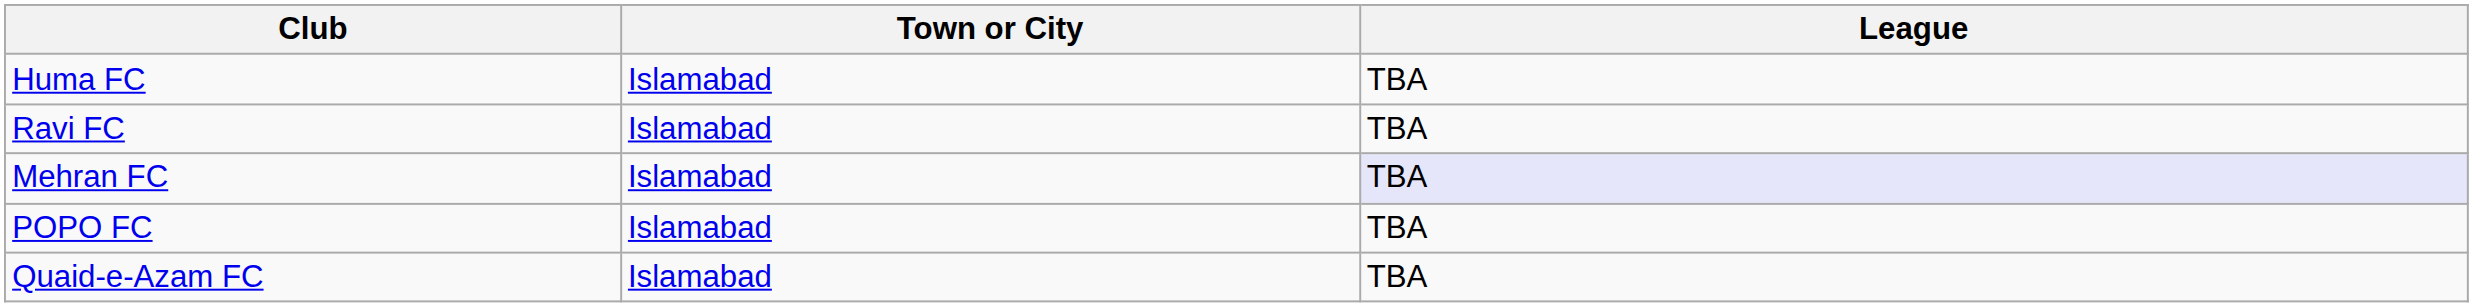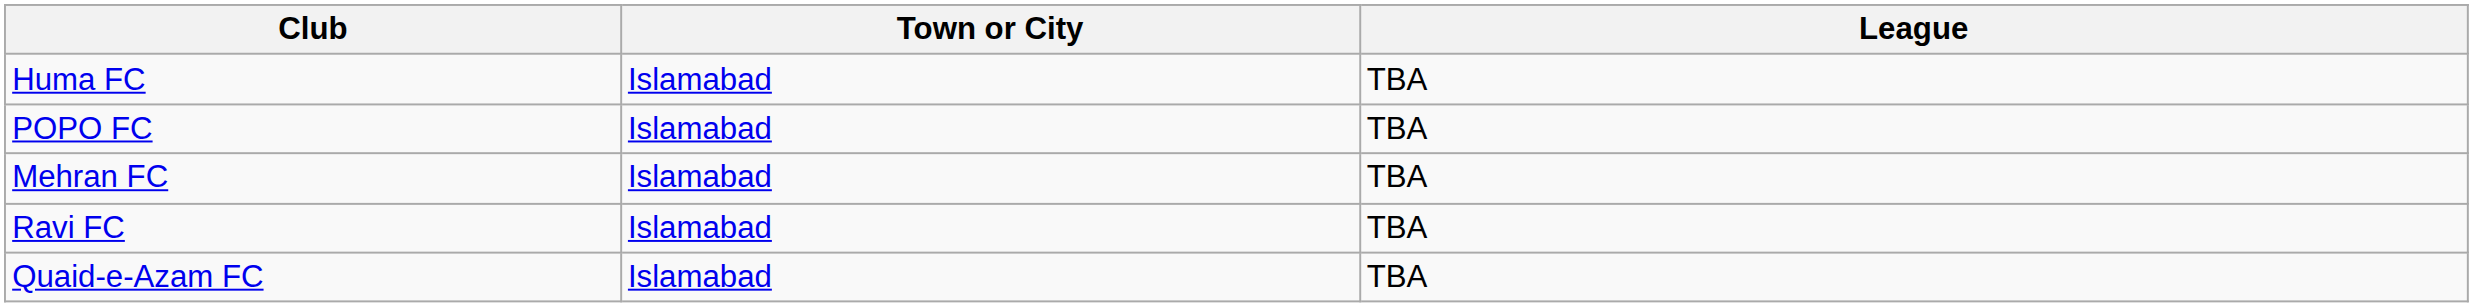rows swapped: (82, 227) <-> (69, 128)
(1397, 177) lavender background -> (1397, 177) no background
